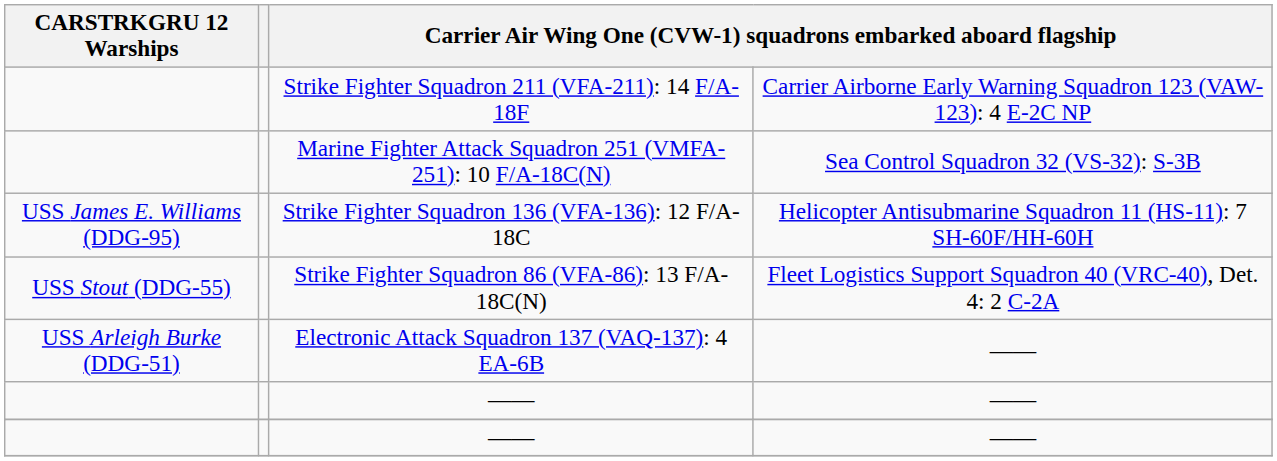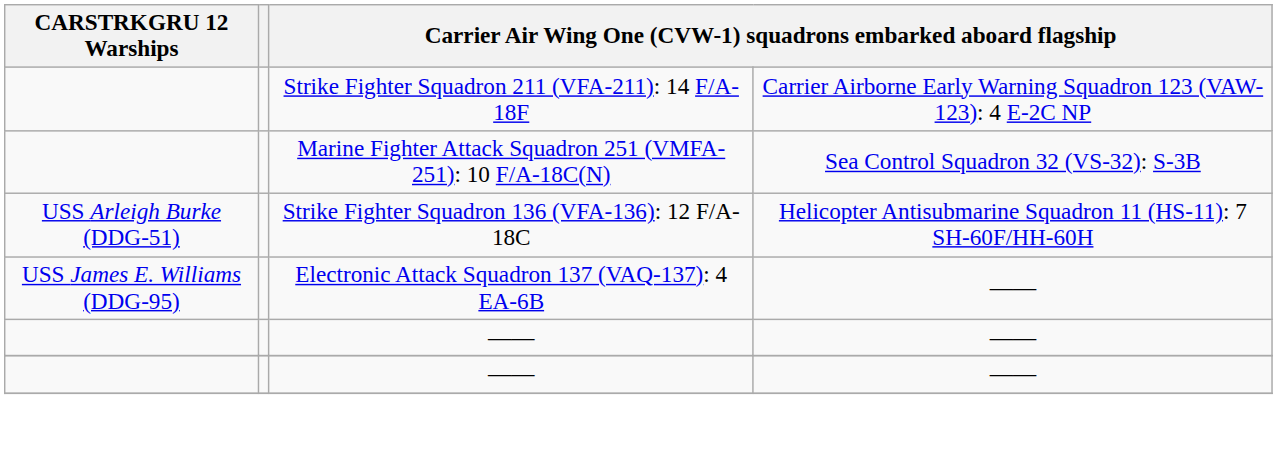(131, 224) USS James E. Williams (DDG-95) -> (131, 224) USS Arleigh Burke (DDG-51)
- row: (511, 287)
(131, 350) USS Arleigh Burke (DDG-51) -> (131, 287) USS James E. Williams (DDG-95)
